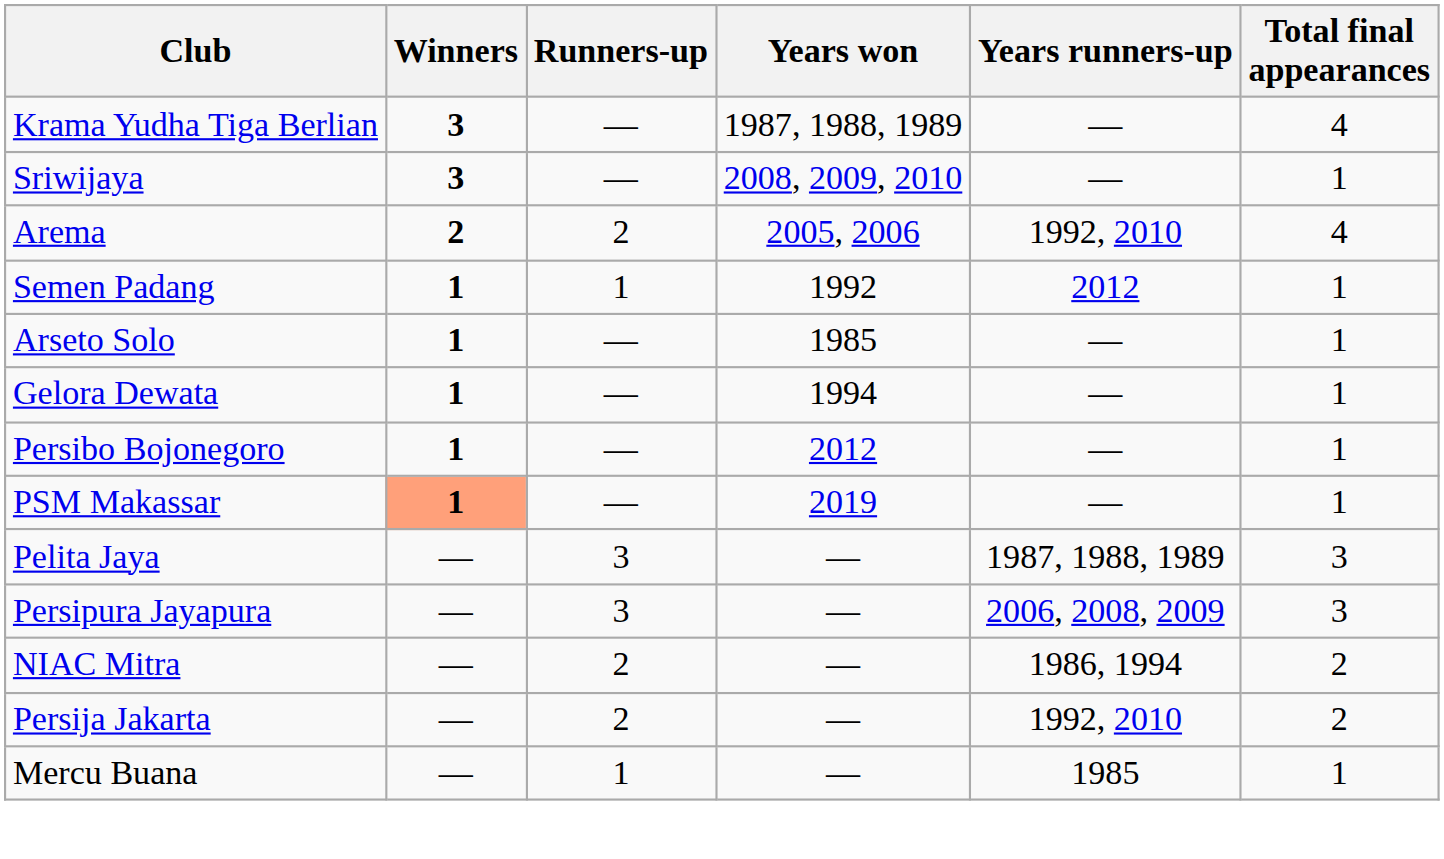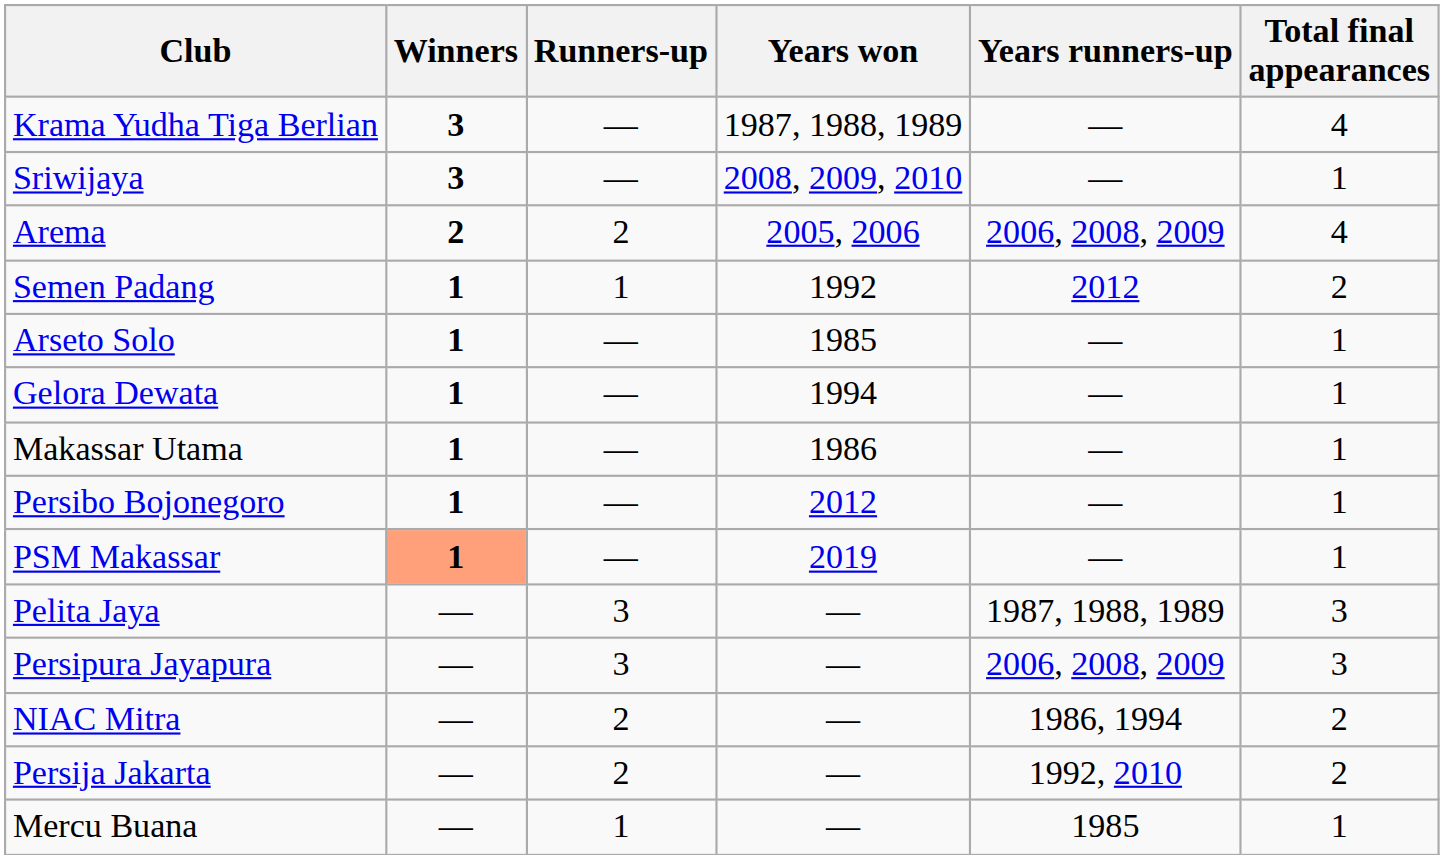(1105, 232) 1992, 2010 -> (1105, 232) 2006, 2008, 2009
(1339, 286) 1 -> (1339, 286) 2
+ row: (128, 448)
